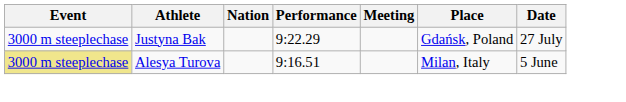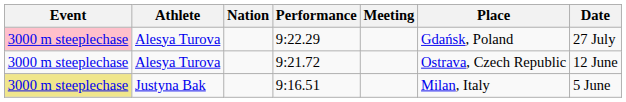(68, 39) no background -> (68, 39) pink background
(170, 39) Justyna Bak -> (178, 39) Alesya Turova
+ row: (298, 62)
(178, 62) Alesya Turova -> (170, 85) Justyna Bak
